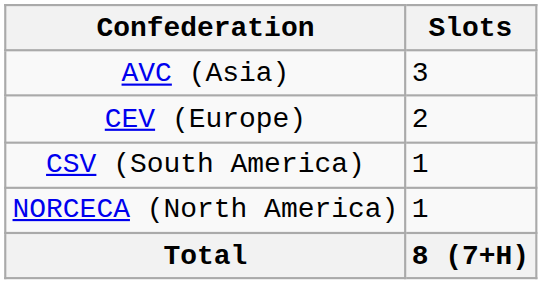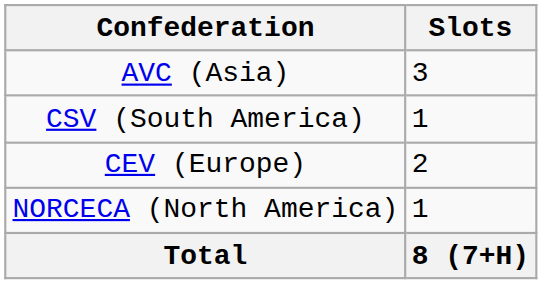rows swapped: (205, 165) <-> (205, 119)
